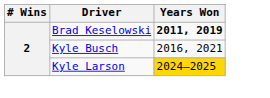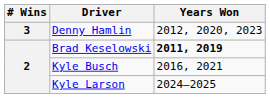+ row: (92, 31)
(186, 67) gold background -> (186, 85) no background
